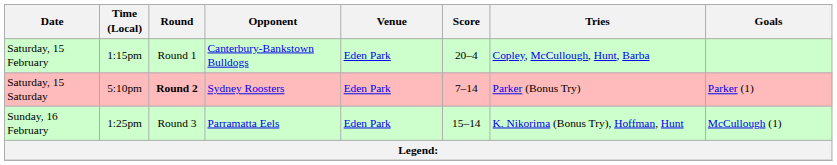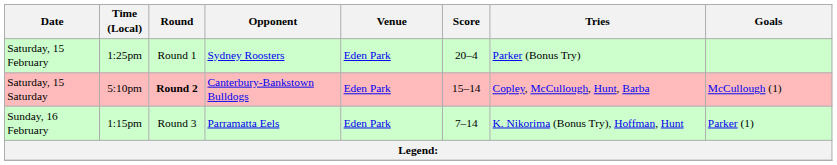(125, 55) 1:15pm -> (125, 55) 1:25pm
(261, 55) Canterbury-Bankstown Bulldogs -> (246, 55) Sydney Roosters
(571, 55) Copley, McCullough, Hunt, Barba -> (537, 55) Parker (Bonus Try)
(246, 89) Sydney Roosters -> (261, 89) Canterbury-Bankstown Bulldogs
(466, 89) 7–14 -> (466, 89) 15–14
(537, 89) Parker (Bonus Try) -> (571, 89) Copley, McCullough, Hunt, Barba
(731, 89) Parker (1) -> (745, 89) McCullough (1)
(125, 123) 1:25pm -> (125, 123) 1:15pm
(466, 123) 15–14 -> (466, 123) 7–14
(745, 123) McCullough (1) -> (731, 123) Parker (1)
